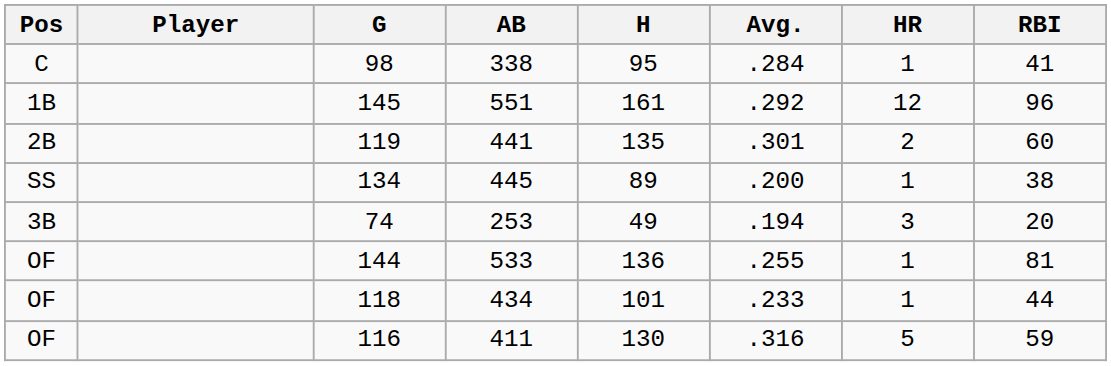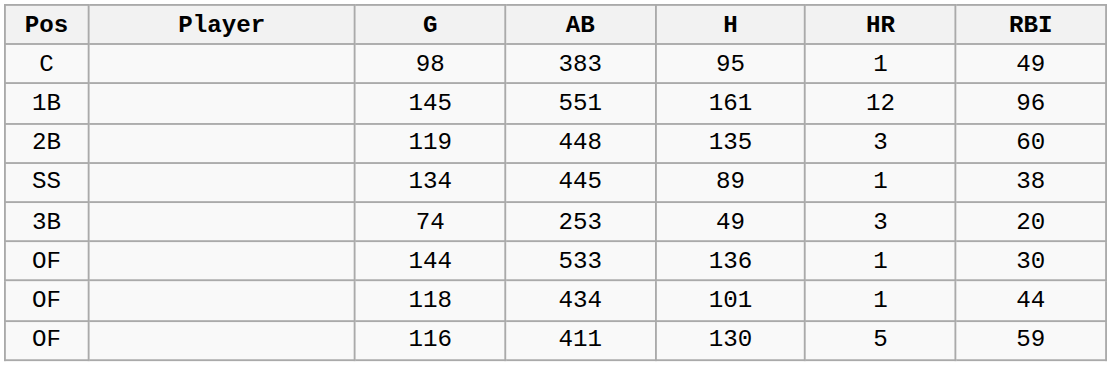- column: (775, 25)
(511, 64) 338 -> (580, 64) 383
(1040, 64) 41 -> (1031, 64) 49
(511, 143) 441 -> (580, 143) 448
(908, 143) 2 -> (881, 143) 3
(1040, 261) 81 -> (1031, 261) 30
